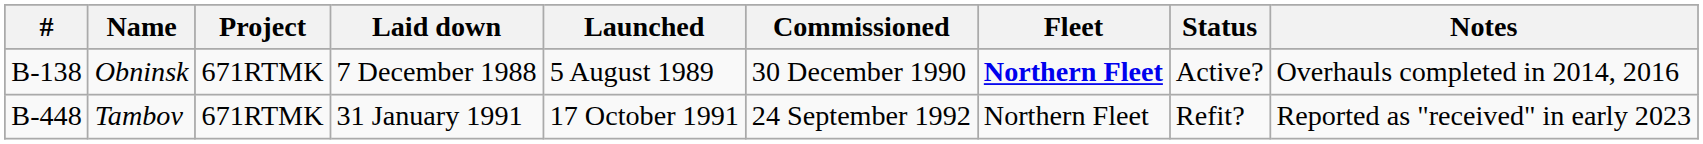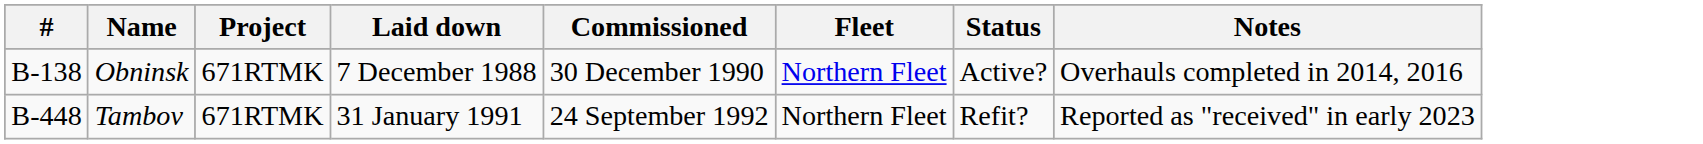- column: (644, 26)
(1073, 71) bold -> (864, 71) normal
